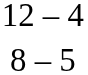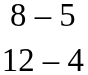rows swapped: (43, 60) <-> (43, 15)
